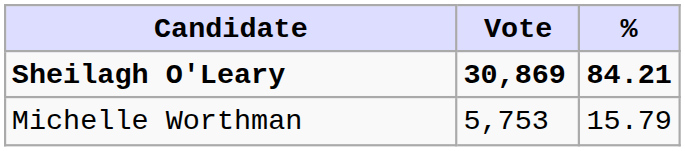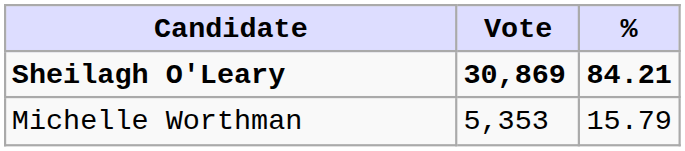(506, 121) 5,753 -> (506, 121) 5,353
